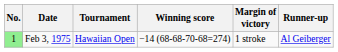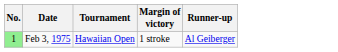- column: (185, 18)
